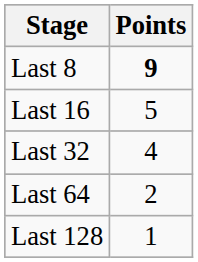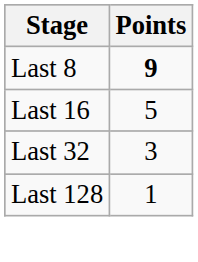(151, 151) 4 -> (151, 151) 3
- row: (50, 194)
